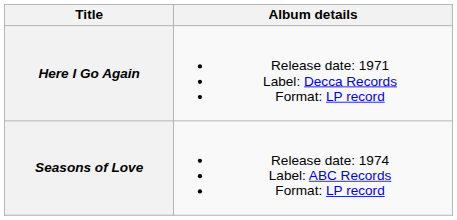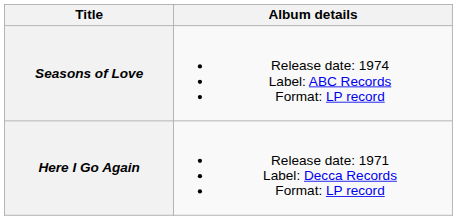rows swapped: (89, 73) <-> (89, 168)
